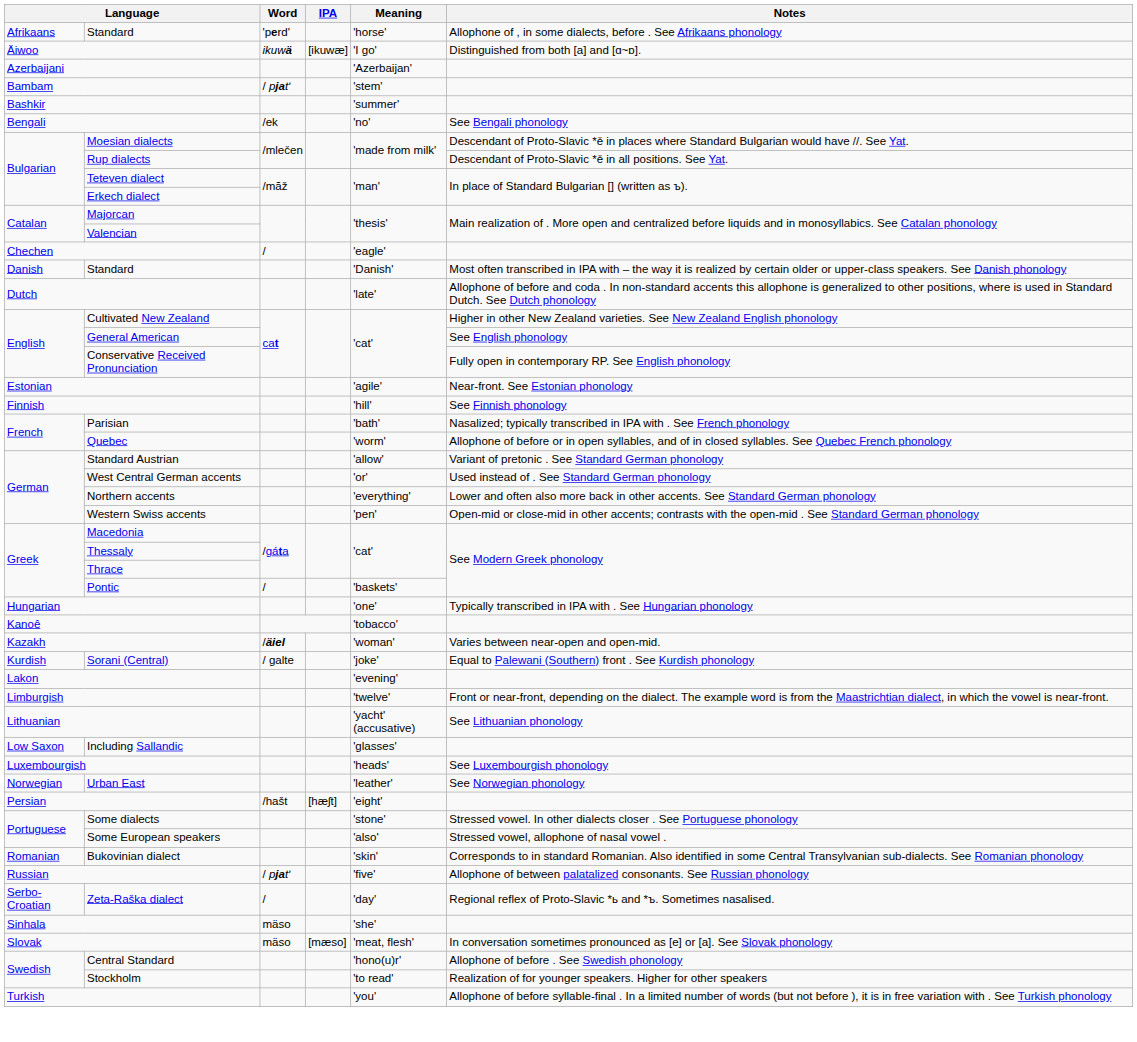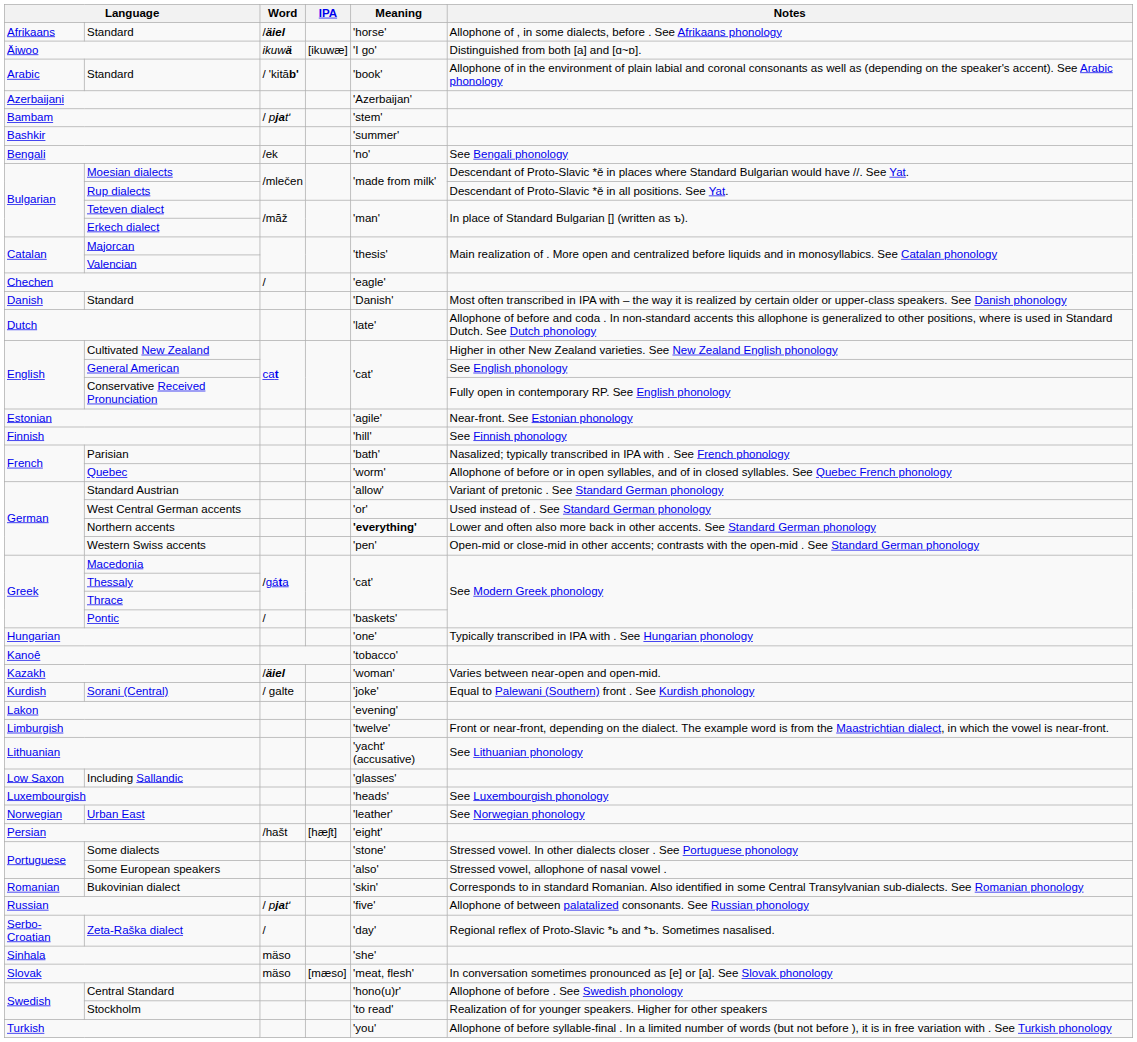(276, 31) 'perd' -> (274, 31) /äiel
+ row: (23, 74)
(382, 496) normal -> (385, 527) bold
